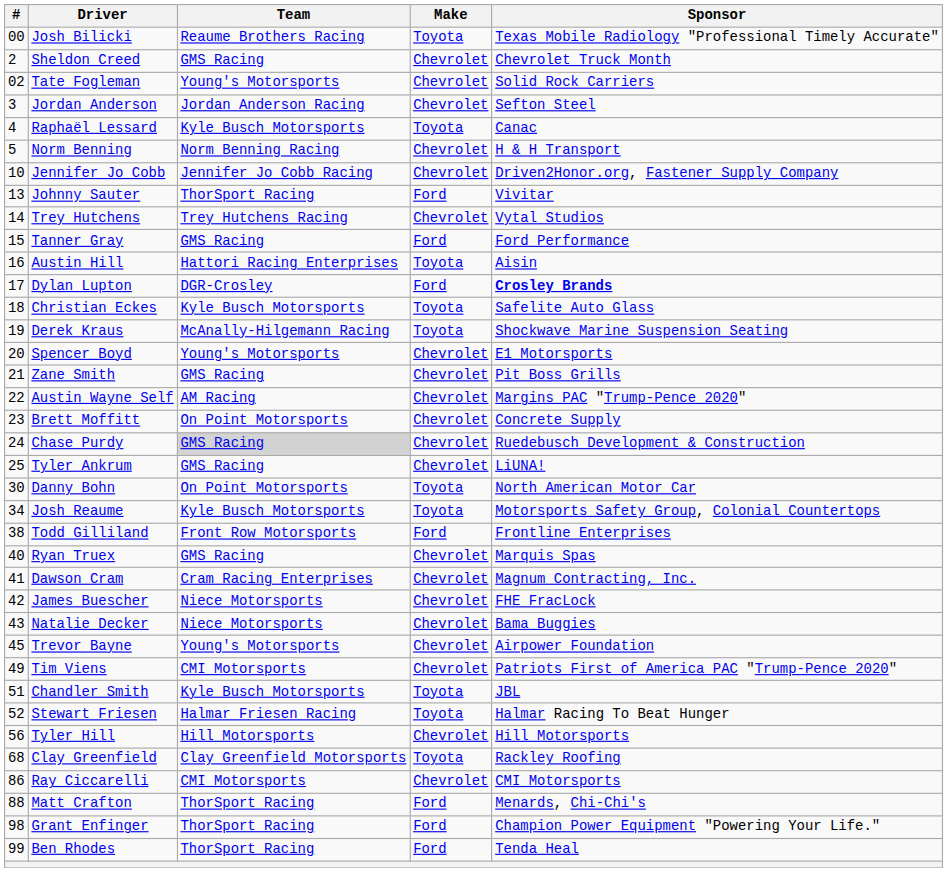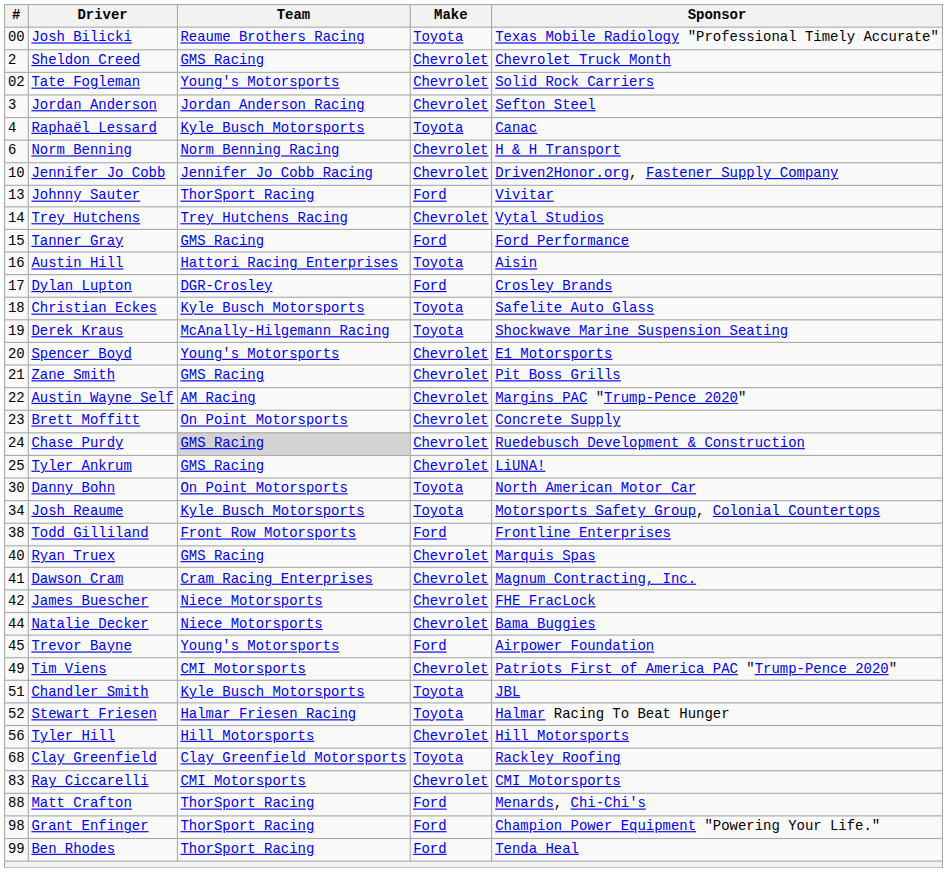(12, 151) 5 -> (12, 151) 6
(554, 287) bold -> (554, 287) normal
(16, 624) 43 -> (16, 624) 44
(451, 647) Chevrolet -> (430, 647) Ford
(16, 782) 86 -> (16, 782) 83
